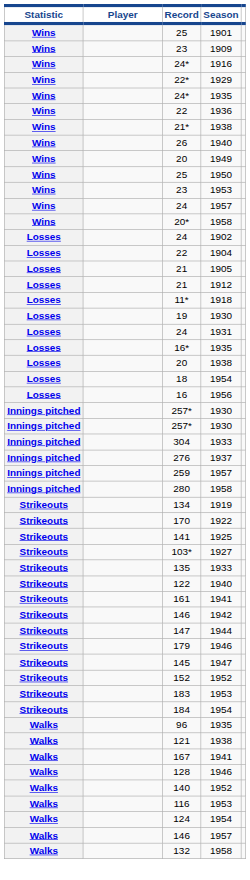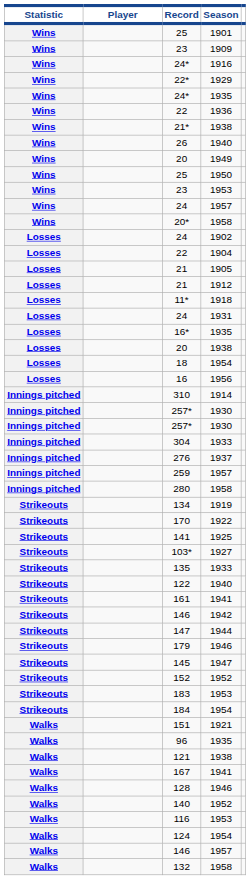- row: (182, 316)
+ row: (182, 394)
+ row: (182, 725)
